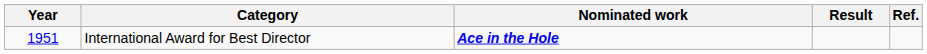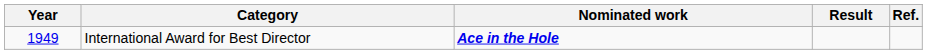(43, 37) 1951 -> (43, 37) 1949
